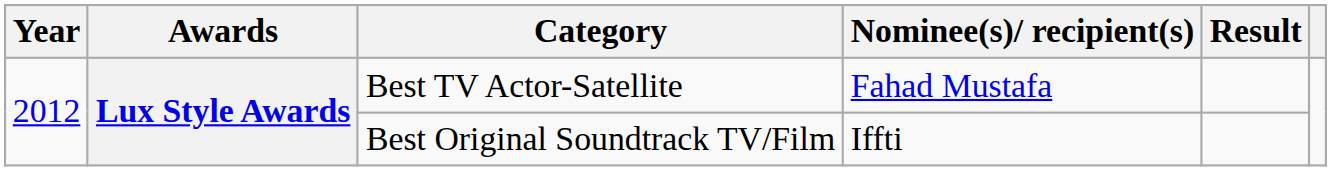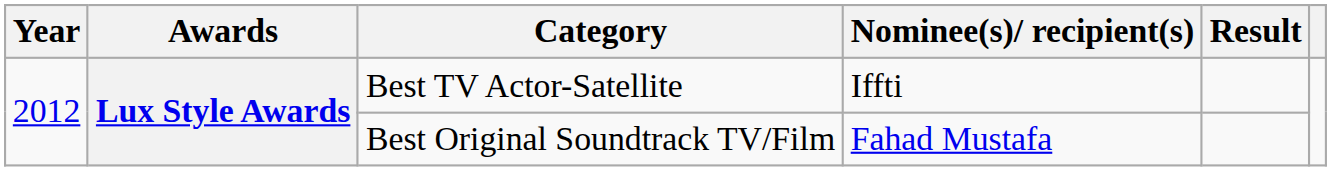(951, 84) Fahad Mustafa -> (877, 84) Iffti
(877, 138) Iffti -> (951, 138) Fahad Mustafa
